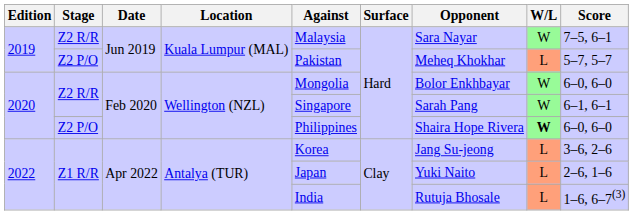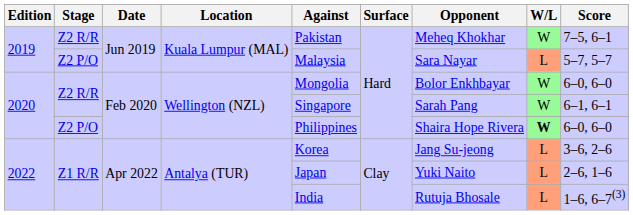(320, 37) Malaysia -> (318, 37) Pakistan
(446, 37) Sara Nayar -> (460, 37) Meheq Khokhar
(318, 60) Pakistan -> (320, 60) Malaysia
(460, 60) Meheq Khokhar -> (446, 60) Sara Nayar
